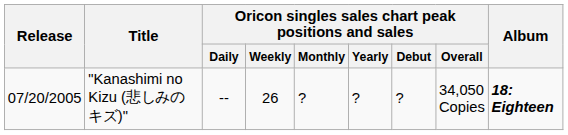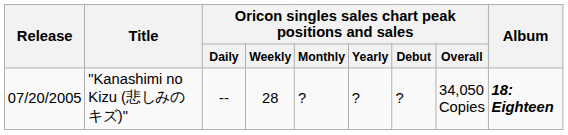(270, 98) 26 -> (270, 98) 28
